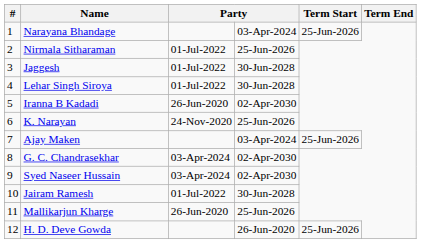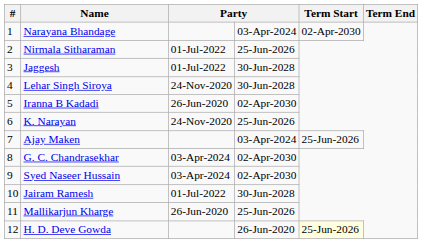(330, 31) 25-Jun-2026 -> (331, 31) 02-Apr-2030
(198, 85) 01-Jul-2022 -> (201, 85) 24-Nov-2020
(330, 229) no background -> (330, 229) lightyellow background
